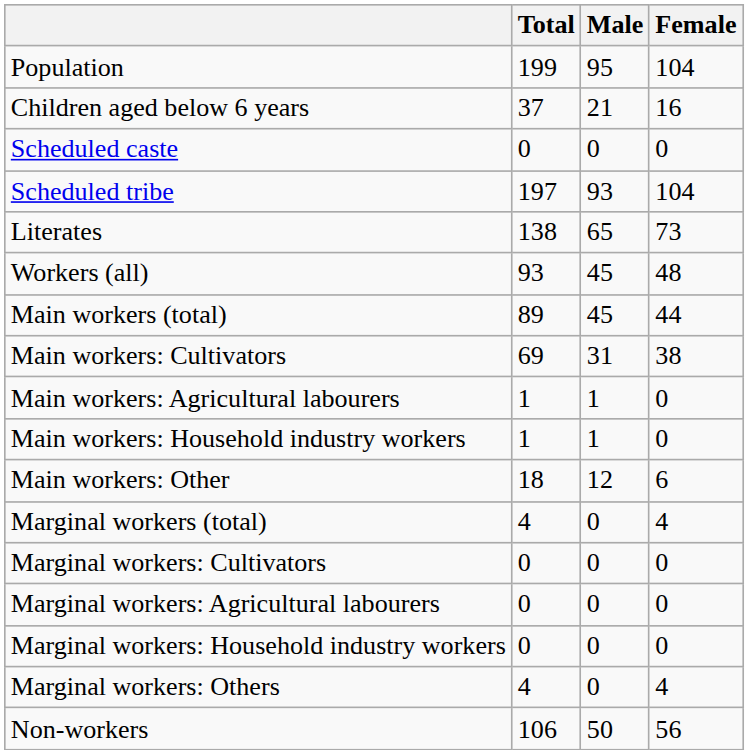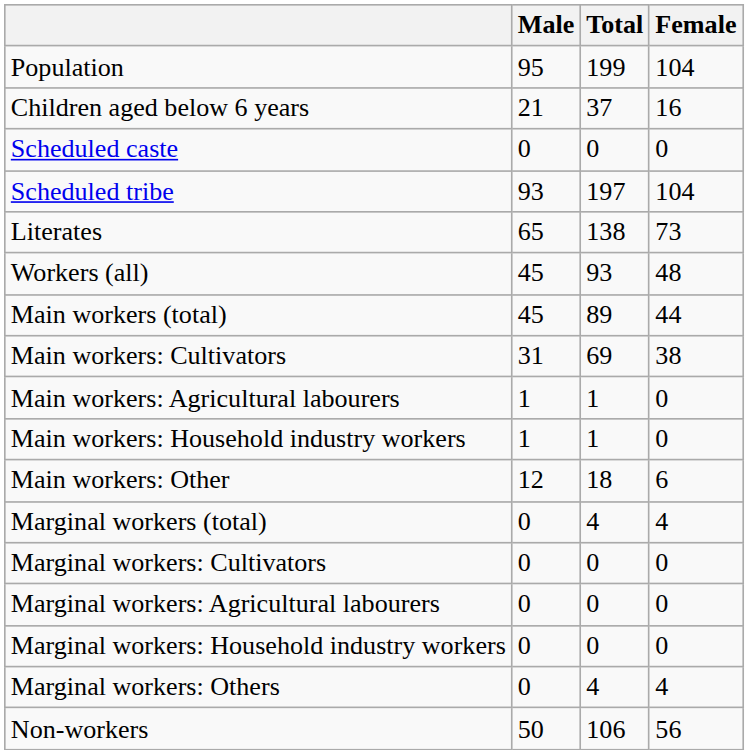columns swapped: (546, 25) <-> (615, 25)
